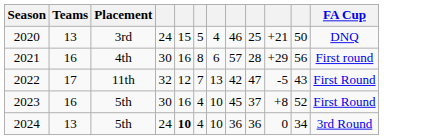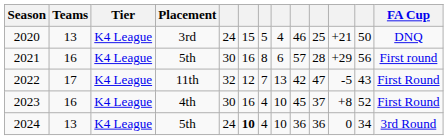+ column: (123, 15)
(123, 58) 4th -> (187, 58) 5th
(123, 102) 5th -> (187, 102) 4th
